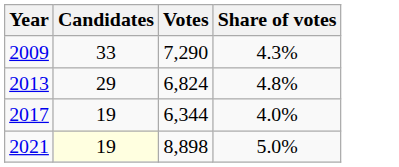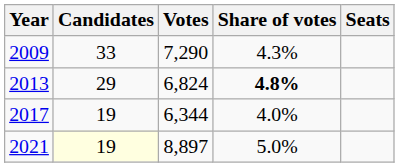+ column: (368, 20)
(277, 83) normal -> (277, 83) bold
(186, 146) 8,898 -> (186, 146) 8,897
